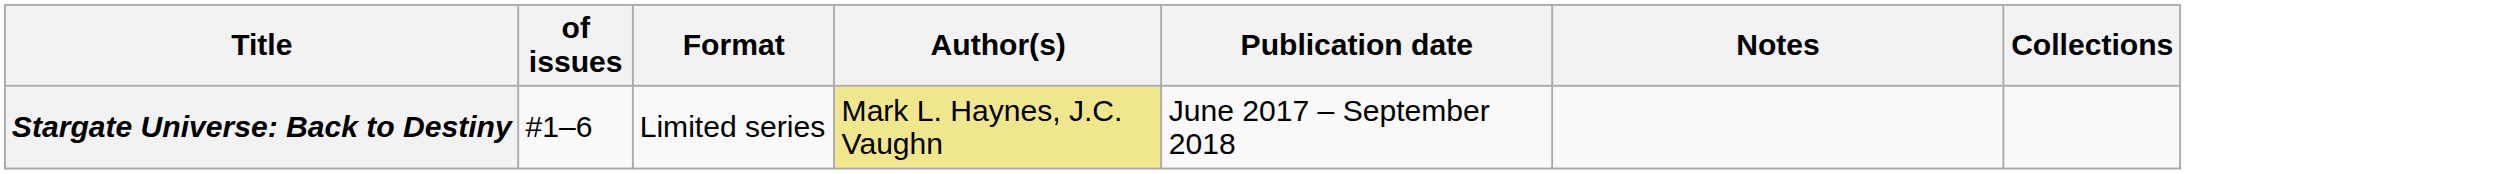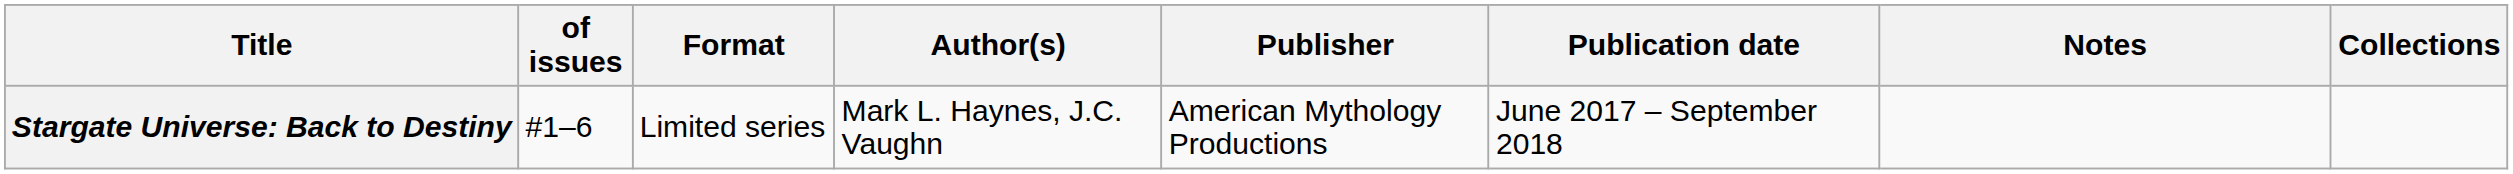+ column: (1325, 45)
(982, 126) khaki background -> (982, 126) no background
